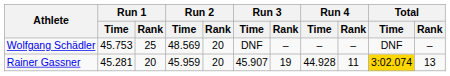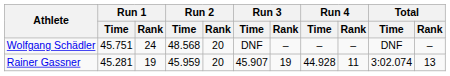(116, 46) 45.753 -> (116, 46) 45.751
(150, 46) 25 -> (150, 46) 24
(184, 46) 48.569 -> (184, 46) 48.568
(150, 63) 20 -> (150, 63) 19
(392, 63) gold background -> (392, 63) no background
